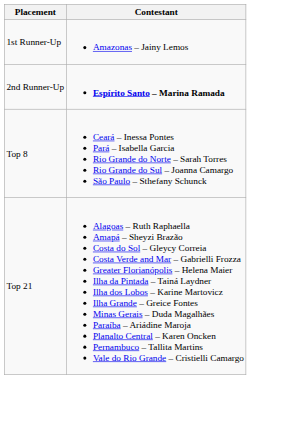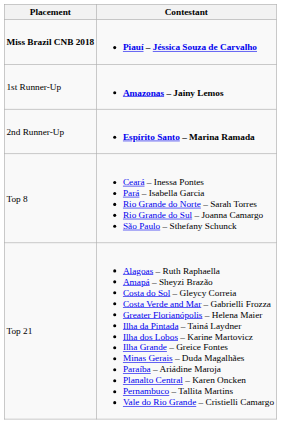+ row: (50, 42)
(156, 48) normal -> (186, 92) bold
